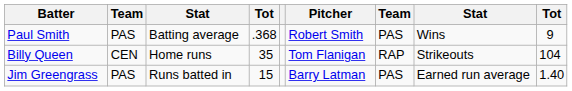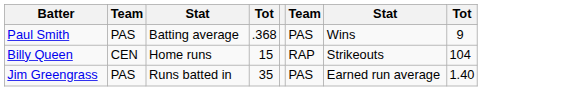- column: (330, 14)
(262, 55) 35 -> (262, 55) 15
(262, 75) 15 -> (262, 75) 35
